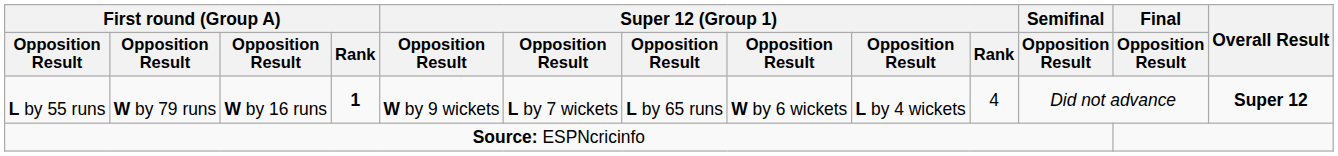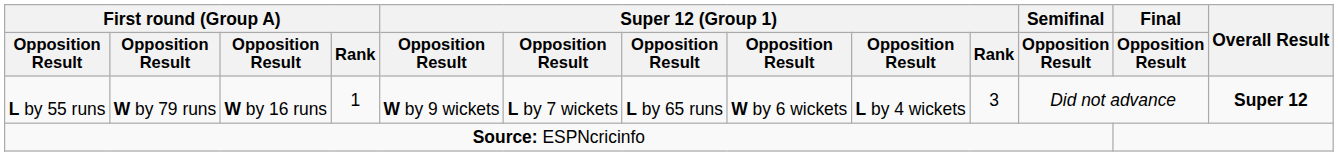(355, 100) bold -> (355, 100) normal
(994, 100) 4 -> (994, 100) 3
